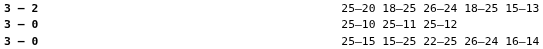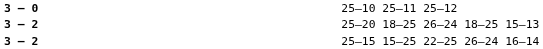rows swapped: (399, 24) <-> (440, 8)
(21, 41) 3 – 0 -> (21, 41) 3 – 2
